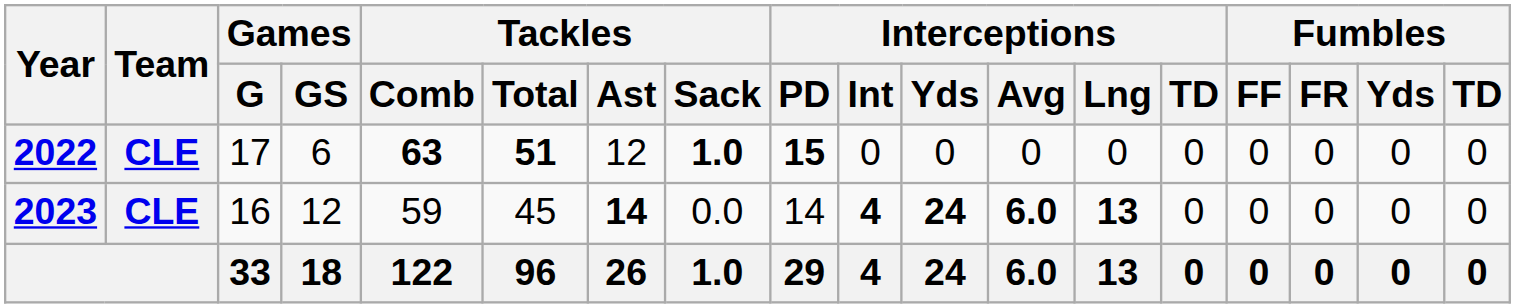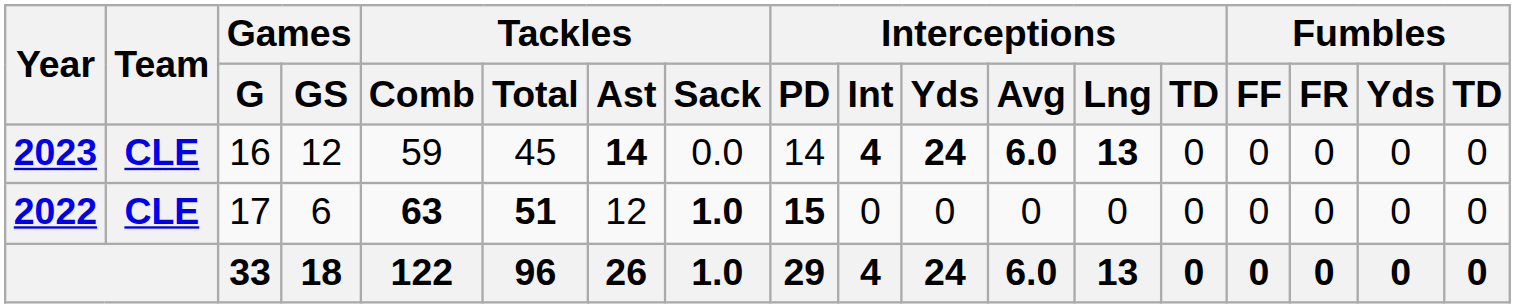rows swapped: (55, 152) <-> (55, 212)
